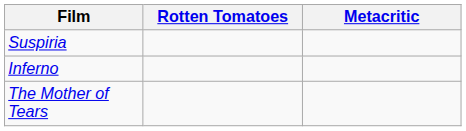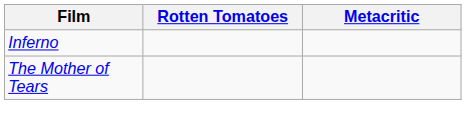- row: (37, 42)
